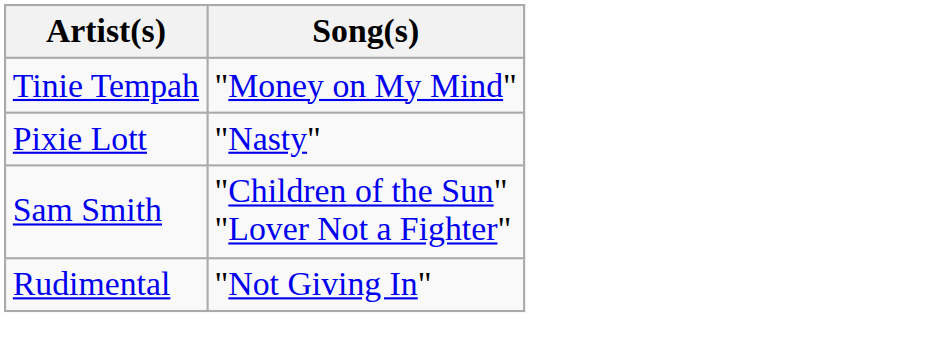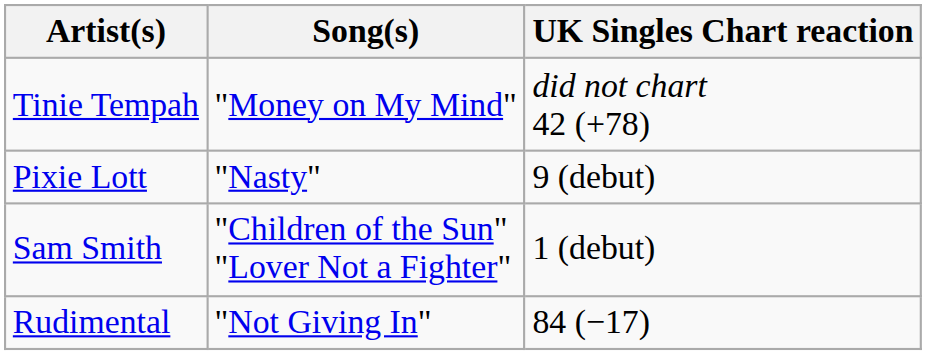+ column: (723, 31)
